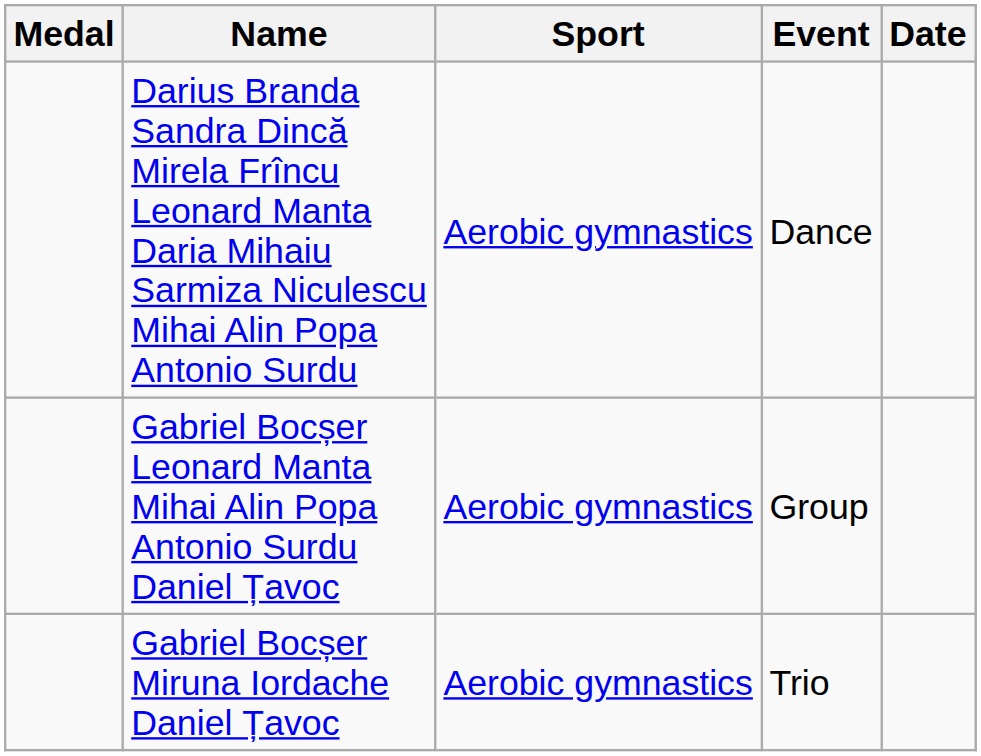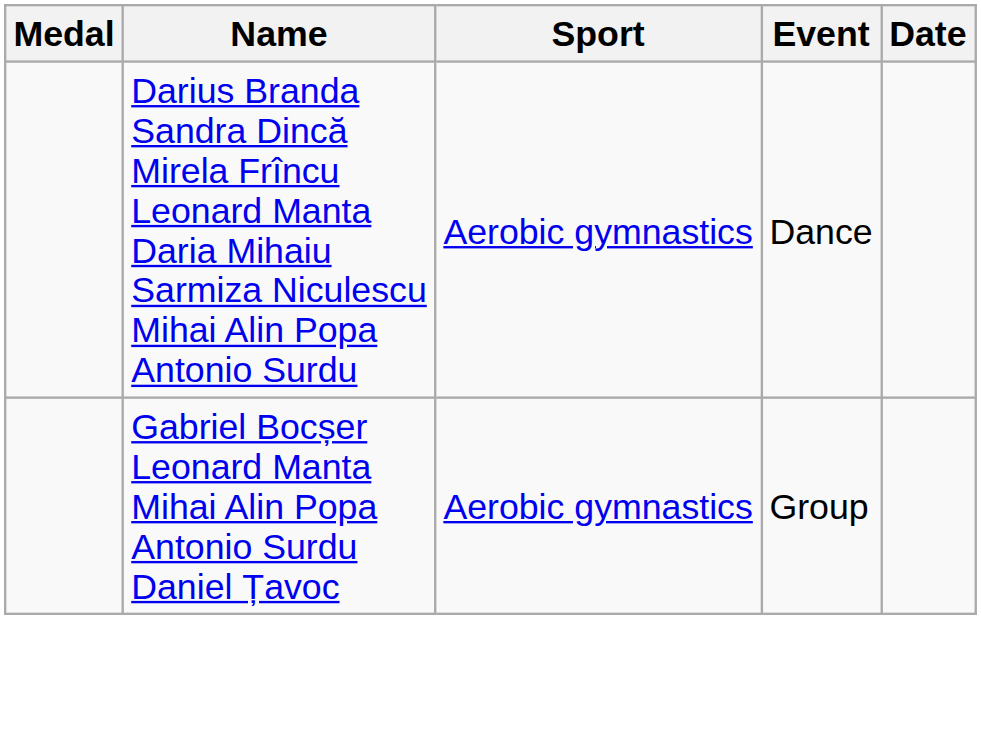- row: (260, 683)
